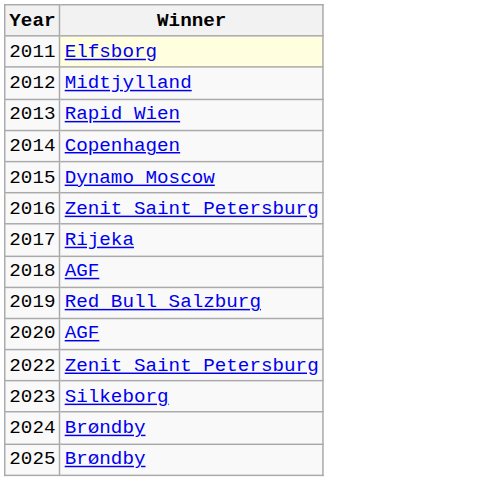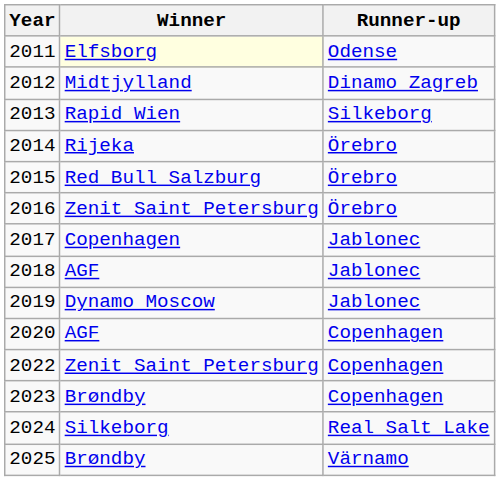+ column: (409, 20)
(122, 146) Copenhagen -> (99, 146) Rijeka
(140, 177) Dynamo Moscow -> (163, 177) Red Bull Salzburg
(99, 240) Rijeka -> (122, 240) Copenhagen
(163, 303) Red Bull Salzburg -> (140, 303) Dynamo Moscow
(117, 397) Silkeborg -> (105, 397) Brøndby
(105, 428) Brøndby -> (117, 428) Silkeborg
